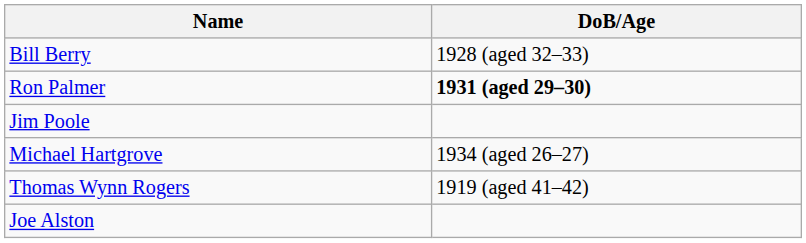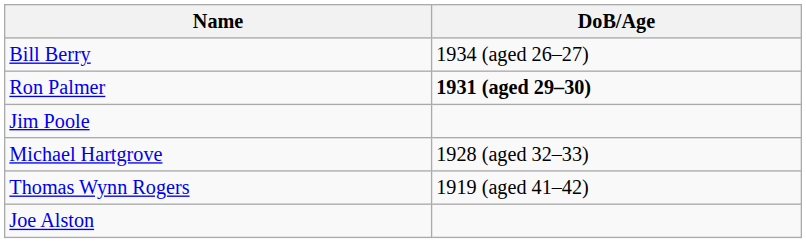(513, 54) 1928 (aged 32–33) -> (513, 54) 1934 (aged 26–27)
(513, 154) 1934 (aged 26–27) -> (513, 154) 1928 (aged 32–33)
